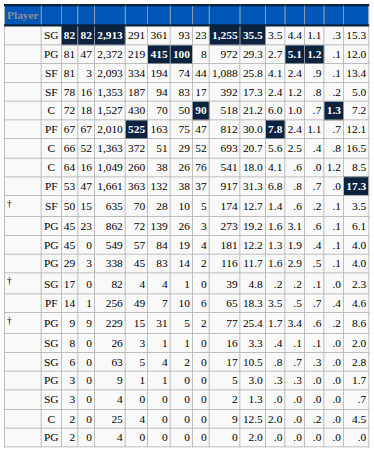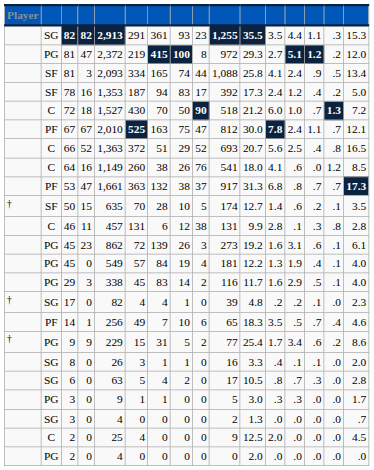(337, 54) .1 -> (337, 54) .2
(159, 73) 194 -> (159, 73) 165
(337, 73) .1 -> (337, 73) .5
(317, 92) .8 -> (317, 92) .4
(110, 167) 1,049 -> (110, 167) 1,149
(337, 186) .0 -> (337, 186) .7
+ row: (51, 226)
(317, 418) .2 -> (317, 437) .0
